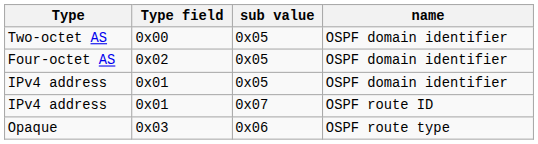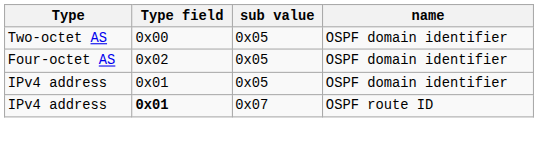(152, 106) normal -> (152, 106) bold
- row: (33, 128)
